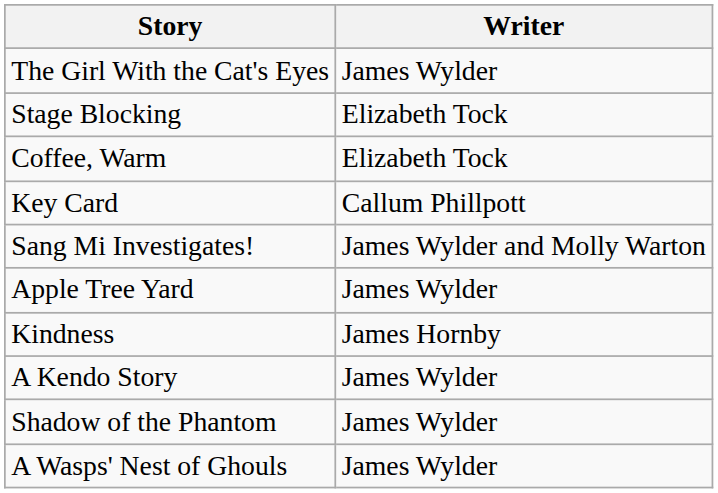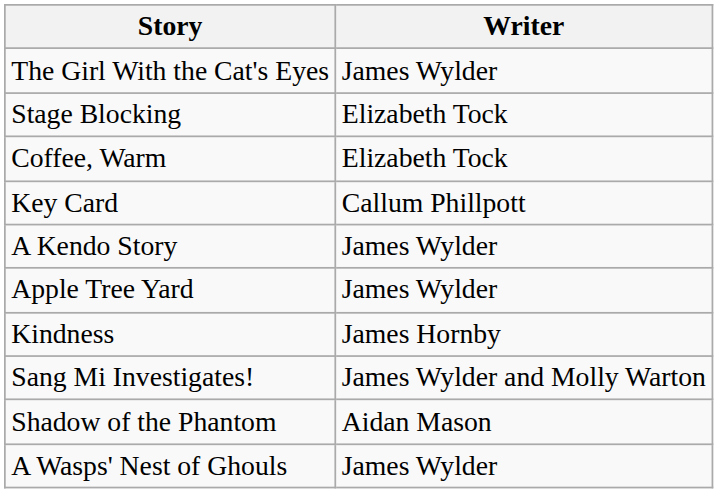rows swapped: (133, 245) <-> (94, 377)
(419, 421) James Wylder -> (417, 421) Aidan Mason
